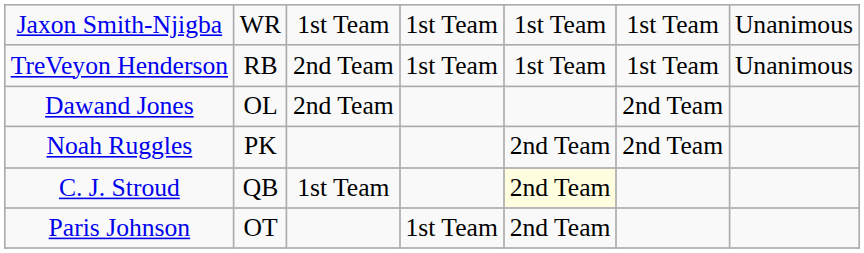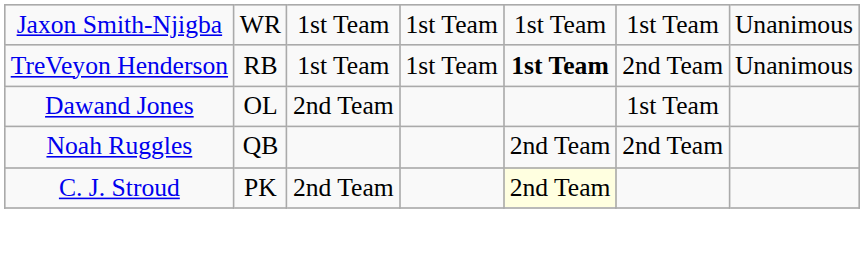(343, 65) 2nd Team -> (343, 65) 1st Team
(560, 65) normal -> (560, 65) bold
(673, 65) 1st Team -> (673, 65) 2nd Team
(673, 106) 2nd Team -> (673, 106) 1st Team
(260, 146) PK -> (260, 146) QB
(260, 187) QB -> (260, 187) PK
(343, 187) 1st Team -> (343, 187) 2nd Team
- row: (119, 227)
